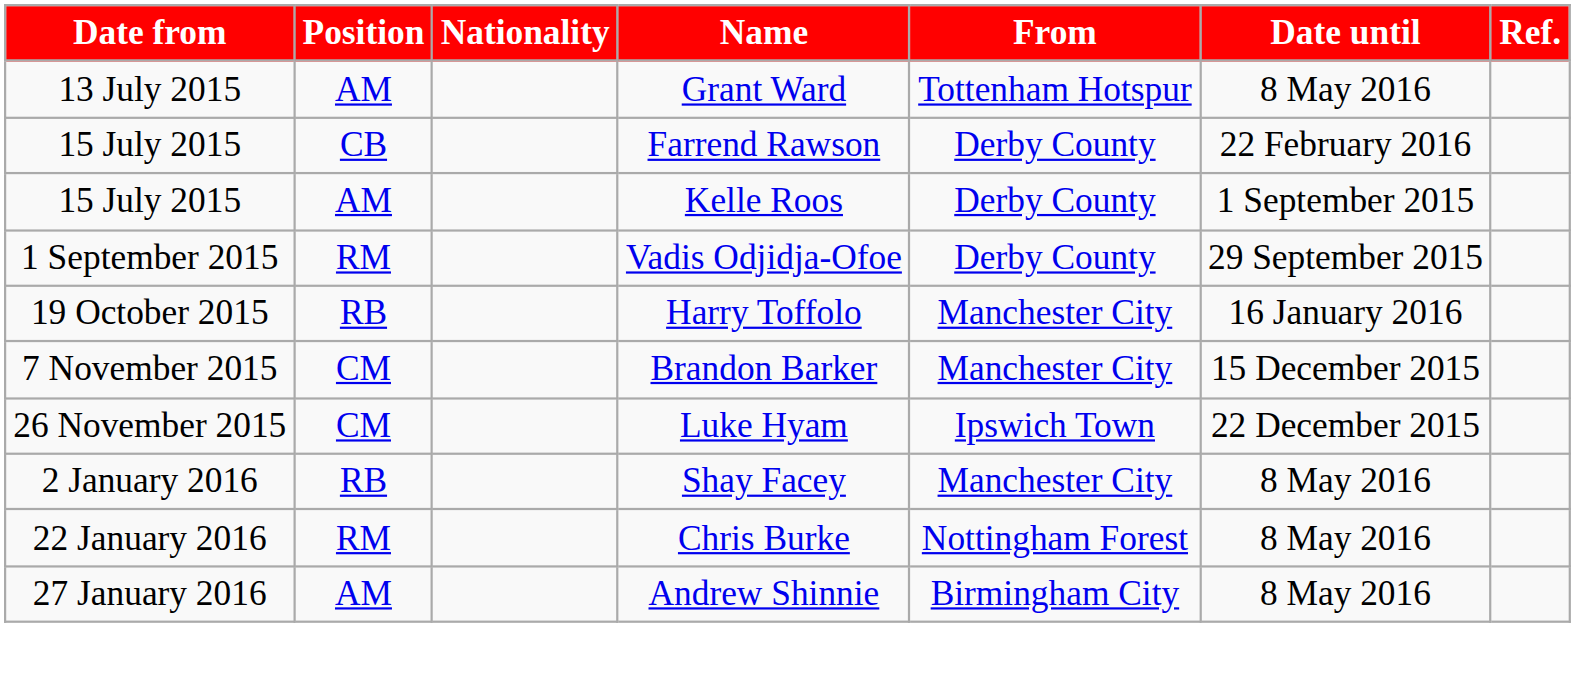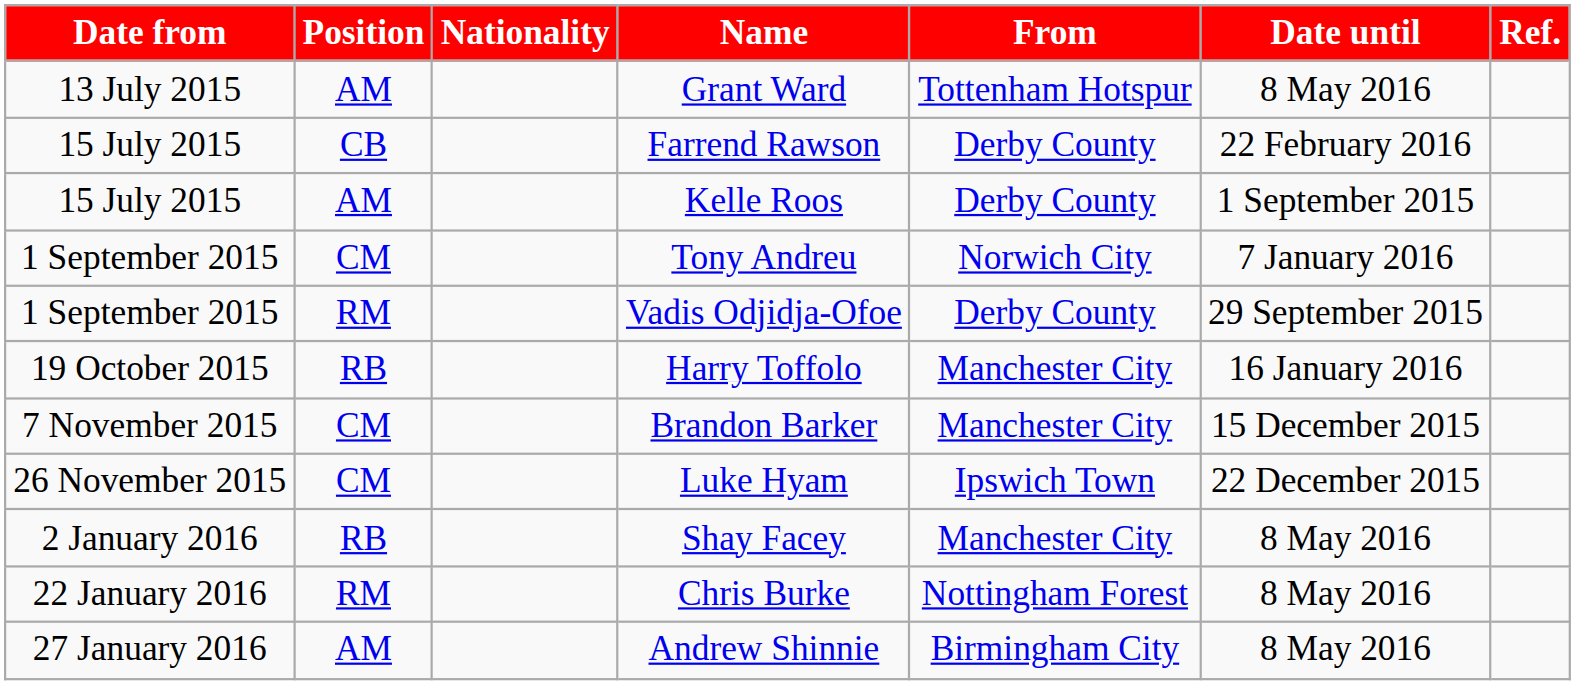+ row: (764, 256)
